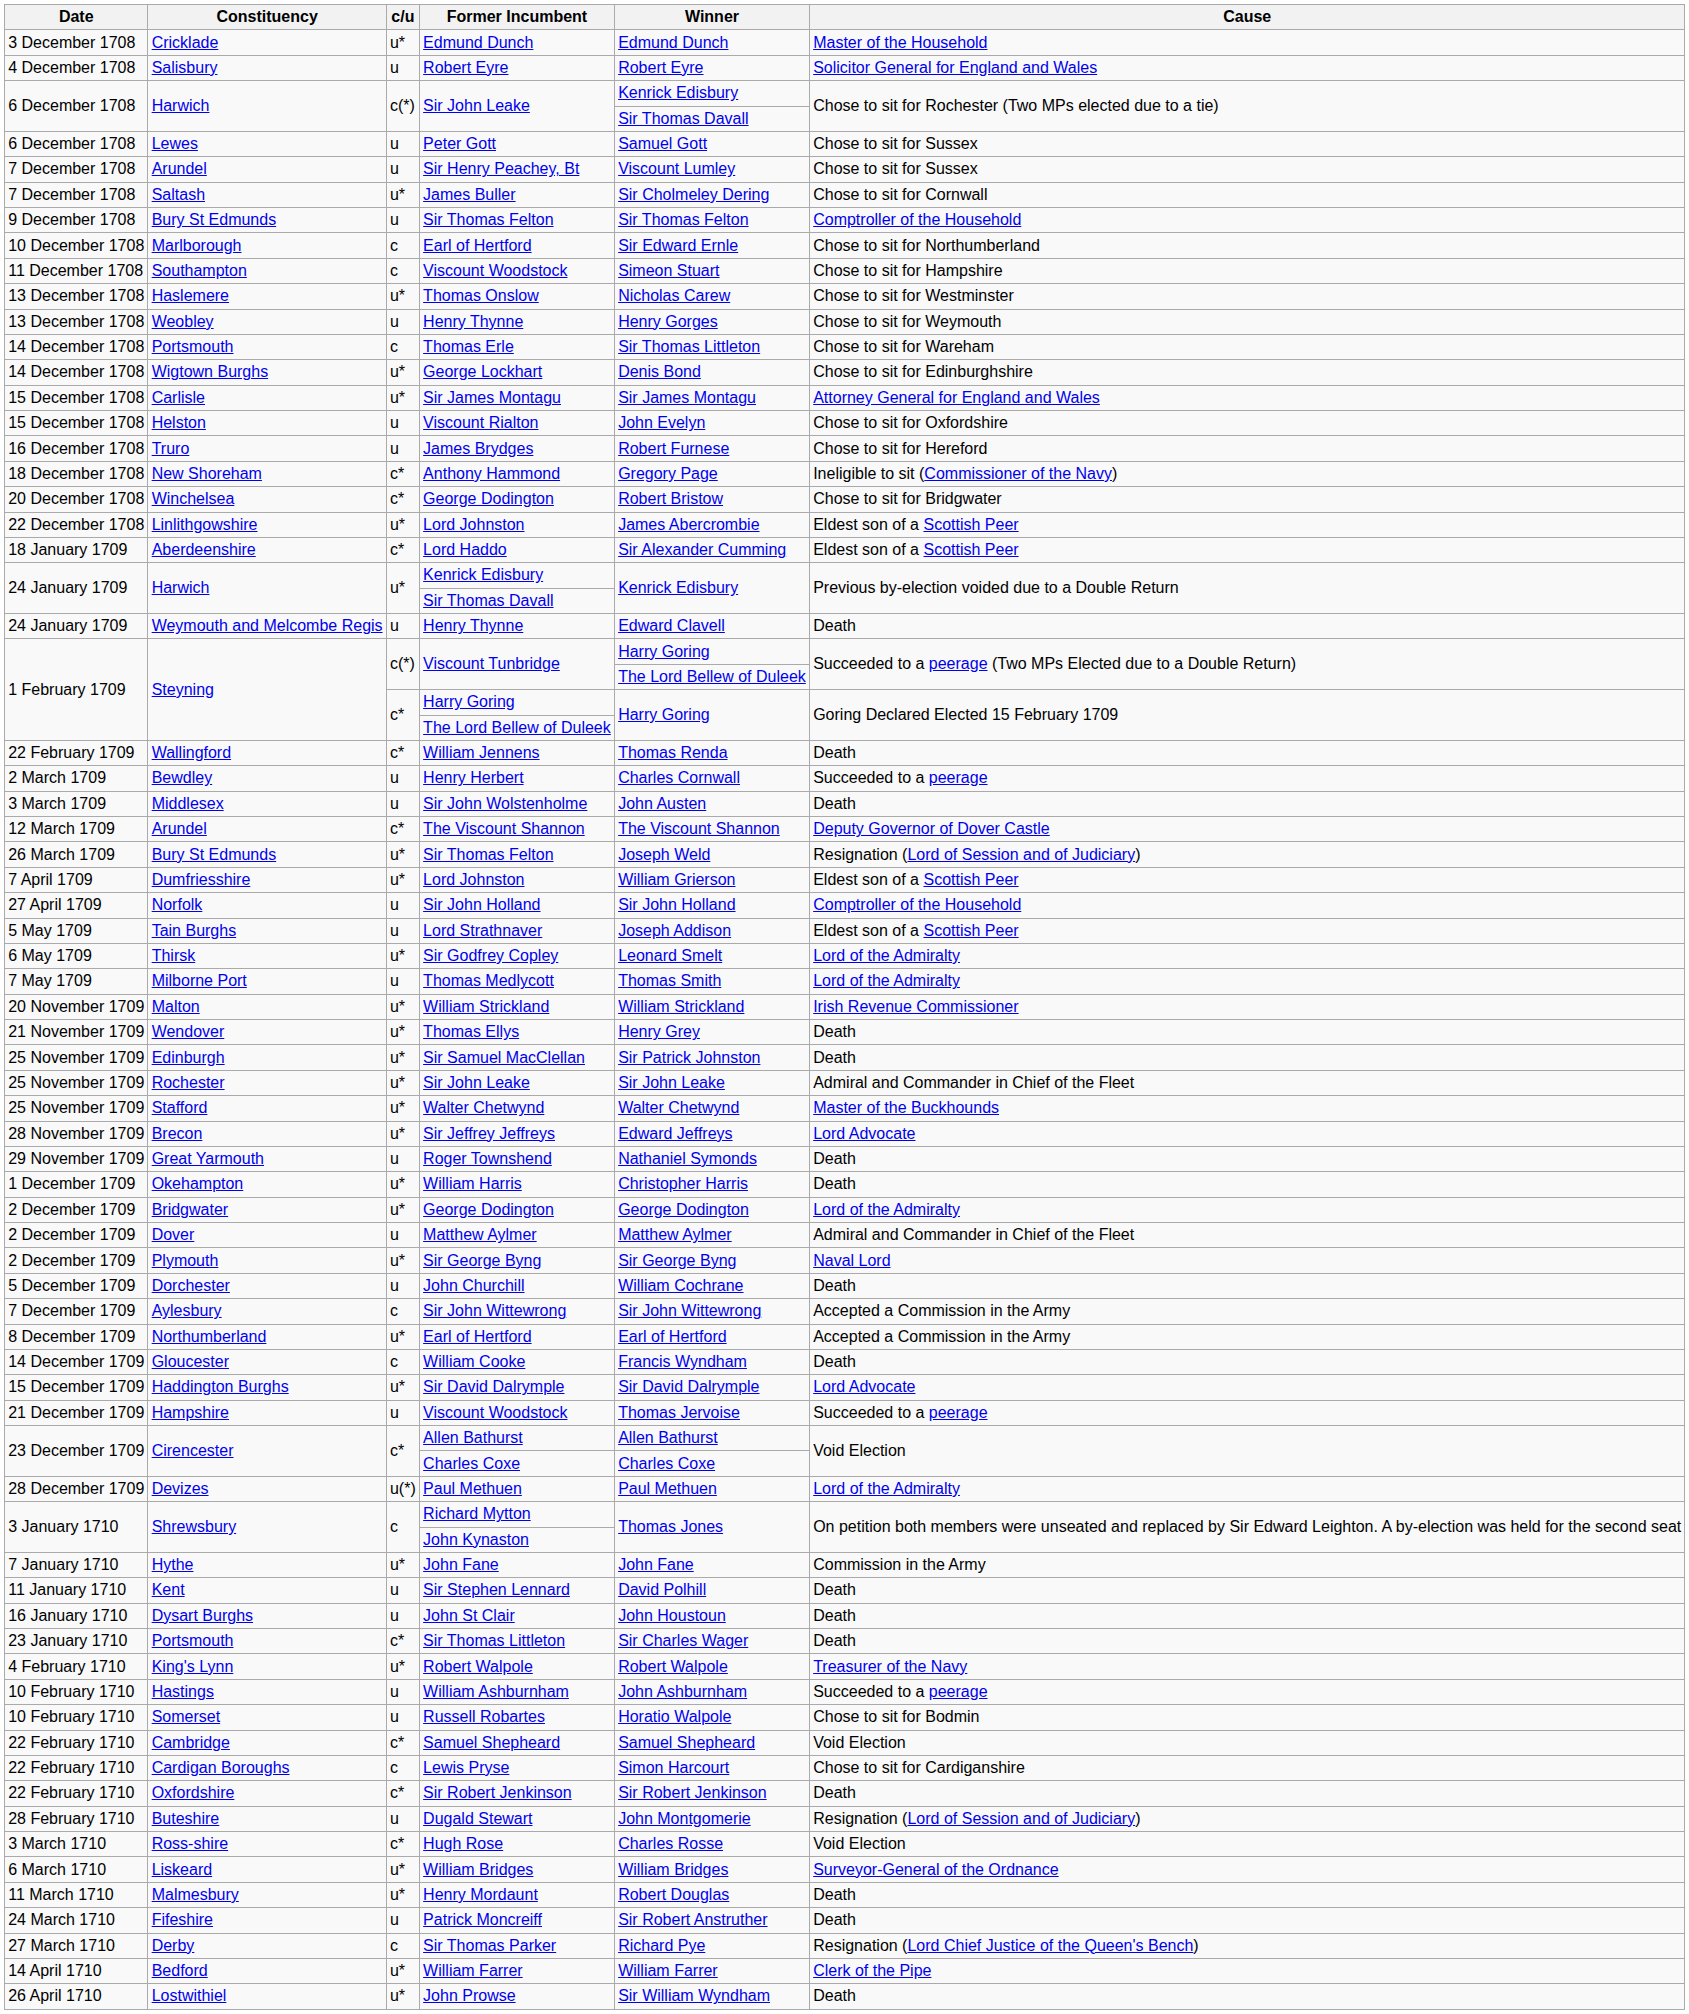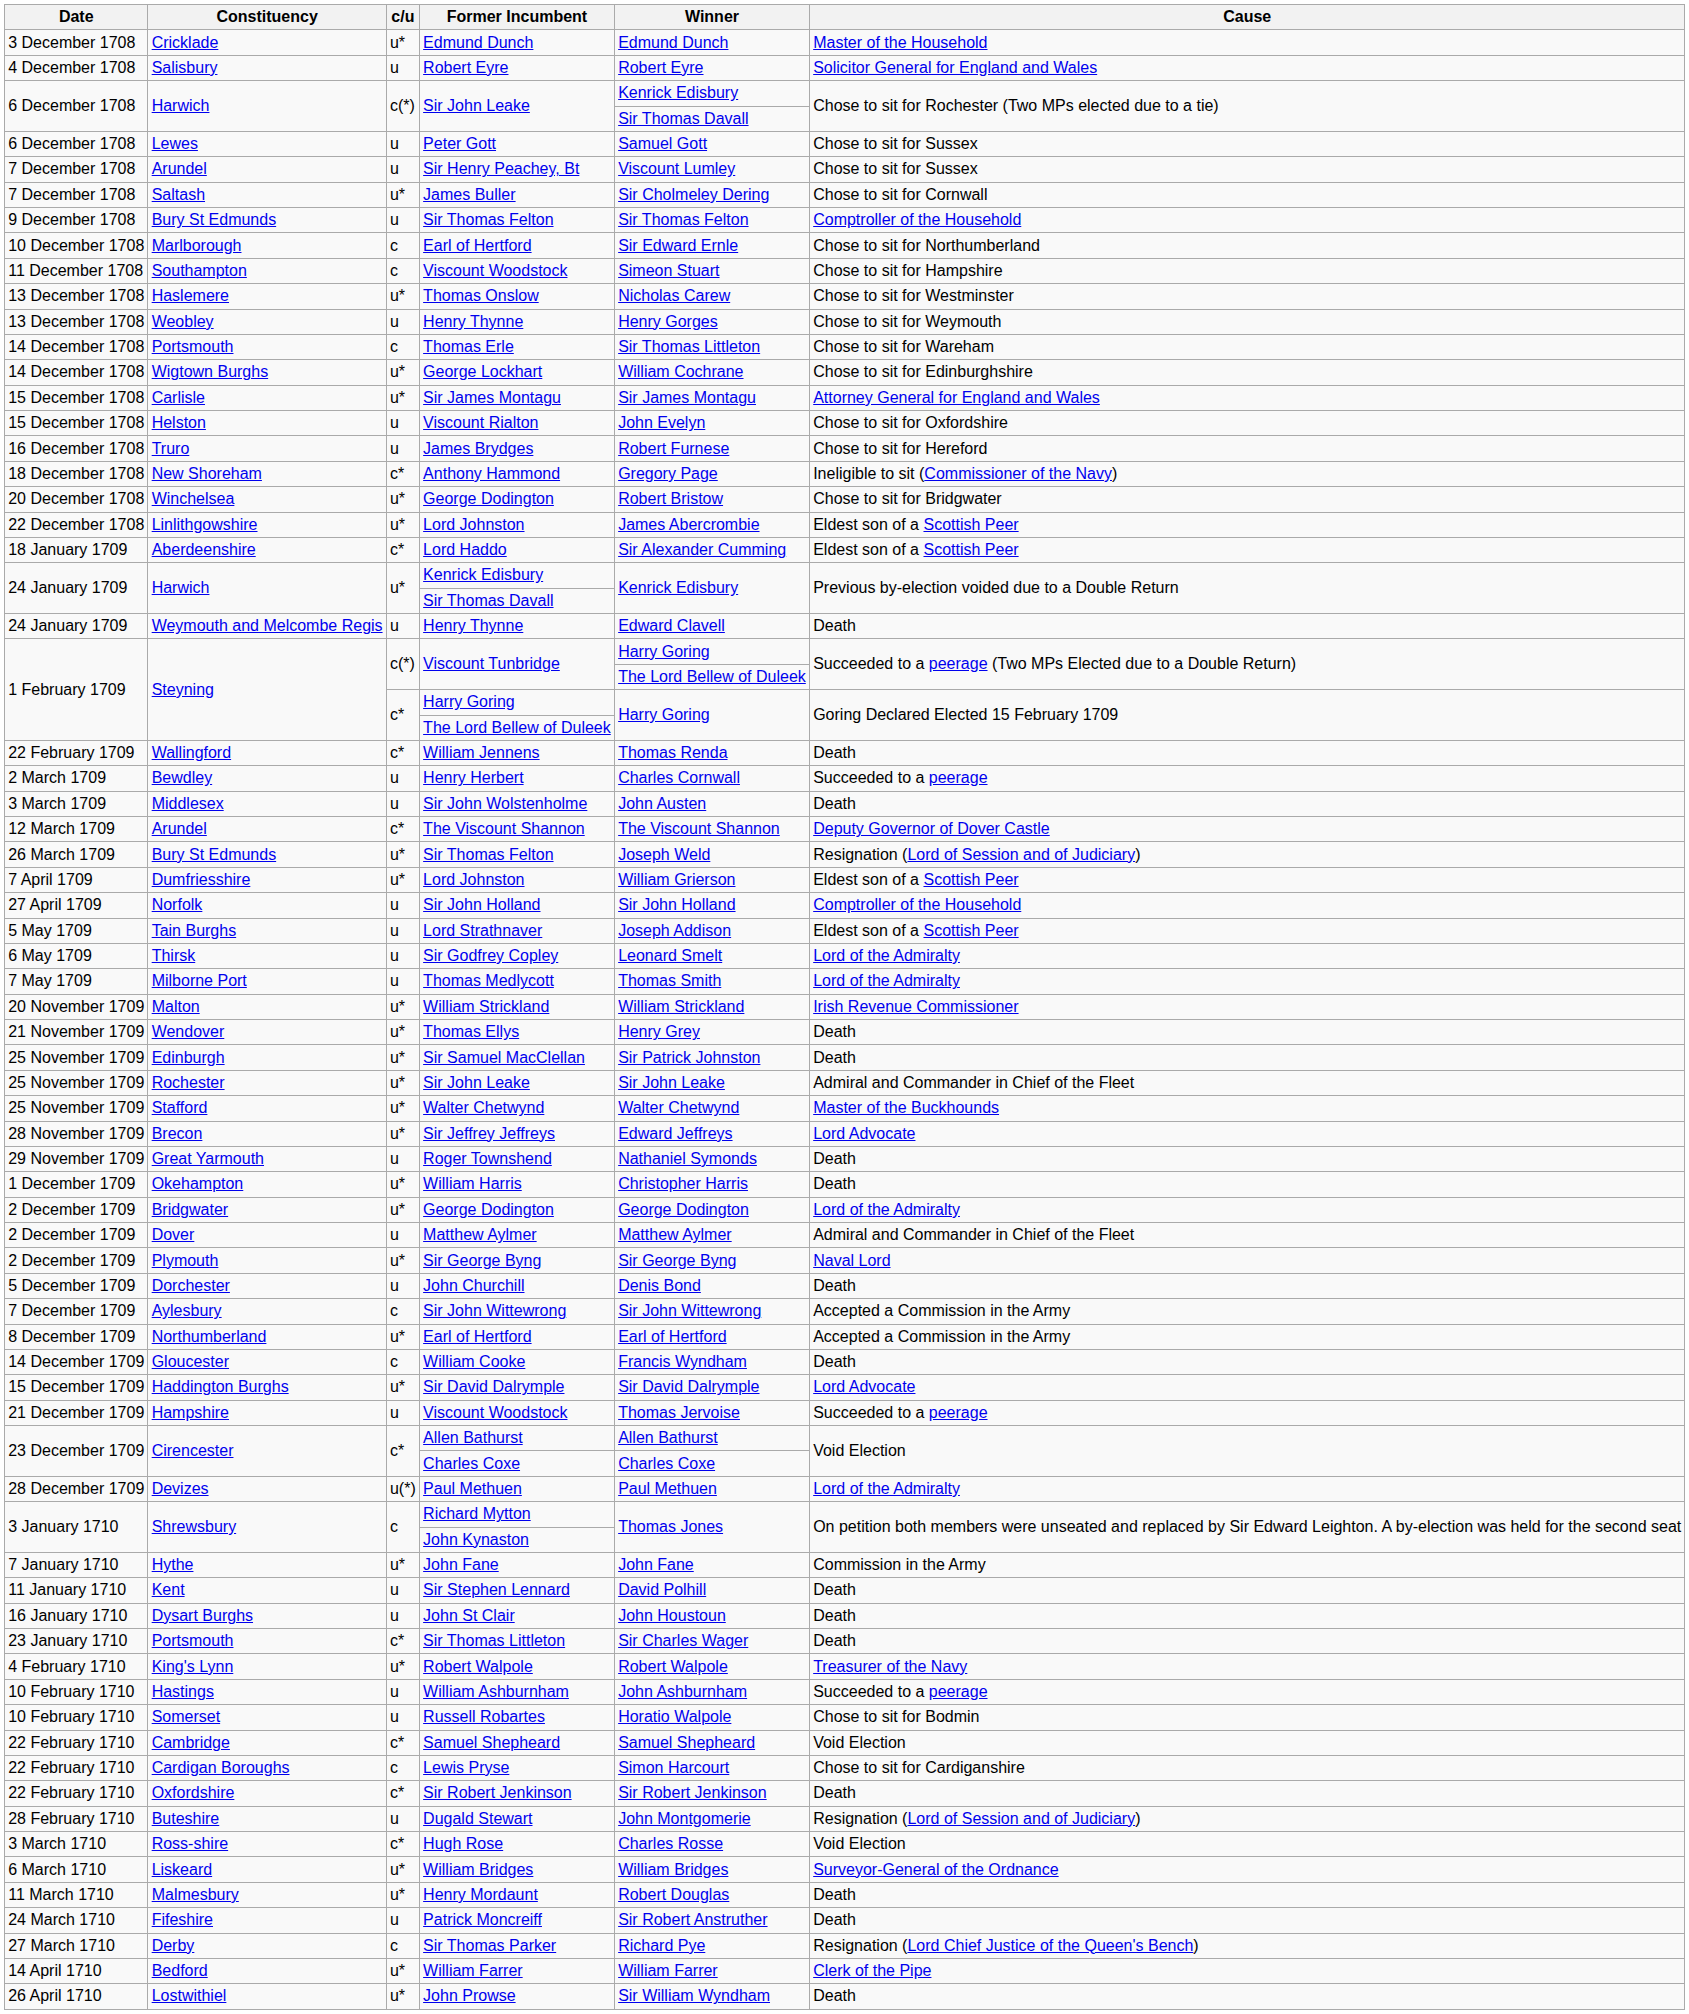(660, 372) Denis Bond -> (681, 372) William Cochrane
(397, 499) c* -> (398, 499) u*
(398, 956) u* -> (394, 956) u
(681, 1285) William Cochrane -> (660, 1285) Denis Bond
